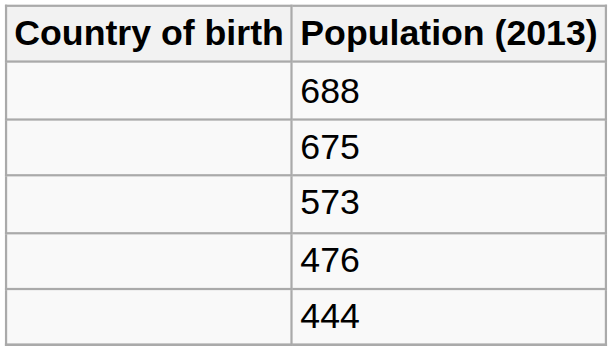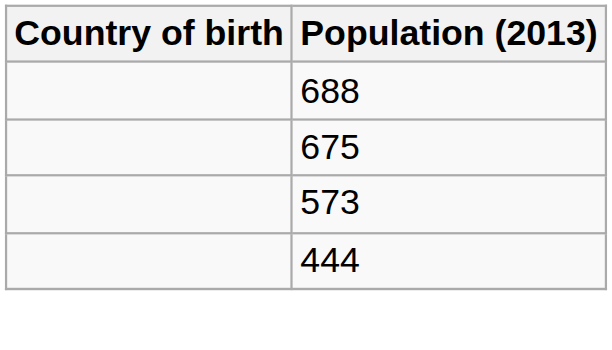- row: (330, 259)
